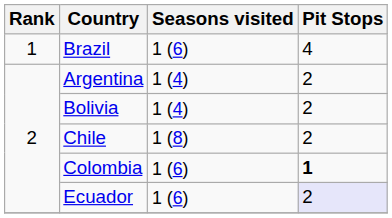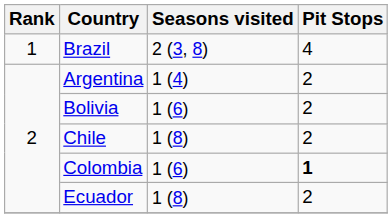(170, 49) 1 (6) -> (180, 49) 2 (3, 8)
(170, 108) 1 (4) -> (170, 108) 1 (6)
(170, 198) 1 (6) -> (170, 198) 1 (8)
(307, 197) lavender background -> (307, 197) no background
